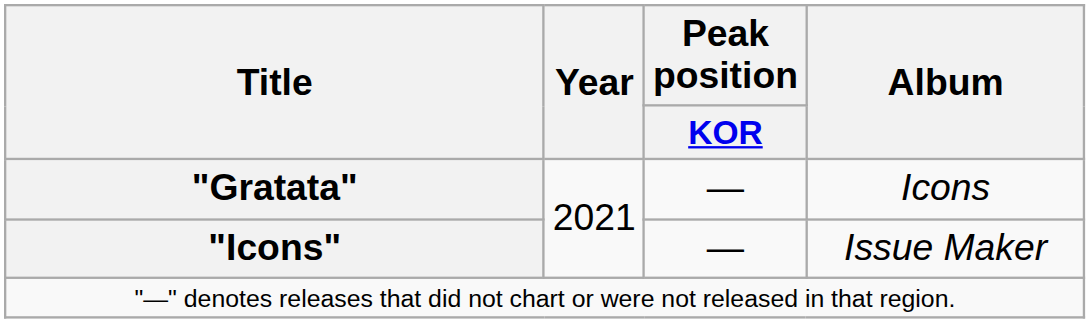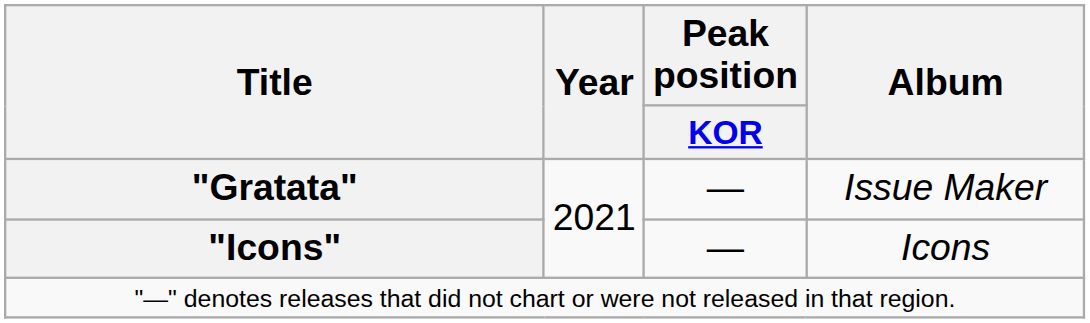(946, 188) Icons -> (946, 188) Issue Maker
(946, 247) Issue Maker -> (946, 247) Icons
